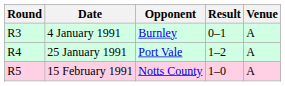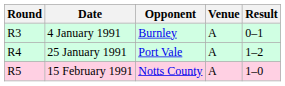columns swapped: (262, 14) <-> (224, 14)
